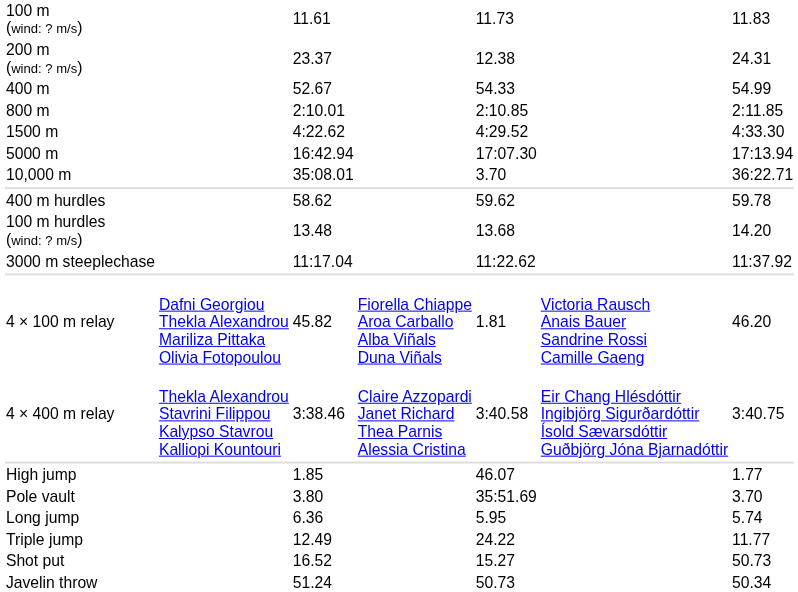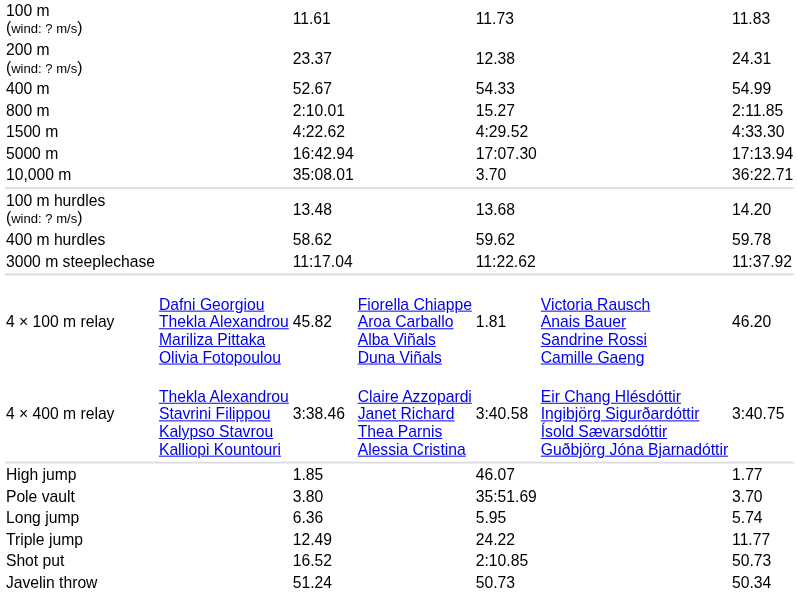(502, 110) 2:10.85 -> (495, 110) 15.27
rows swapped: (56, 231) <-> (56, 200)
(495, 561) 15.27 -> (502, 561) 2:10.85
